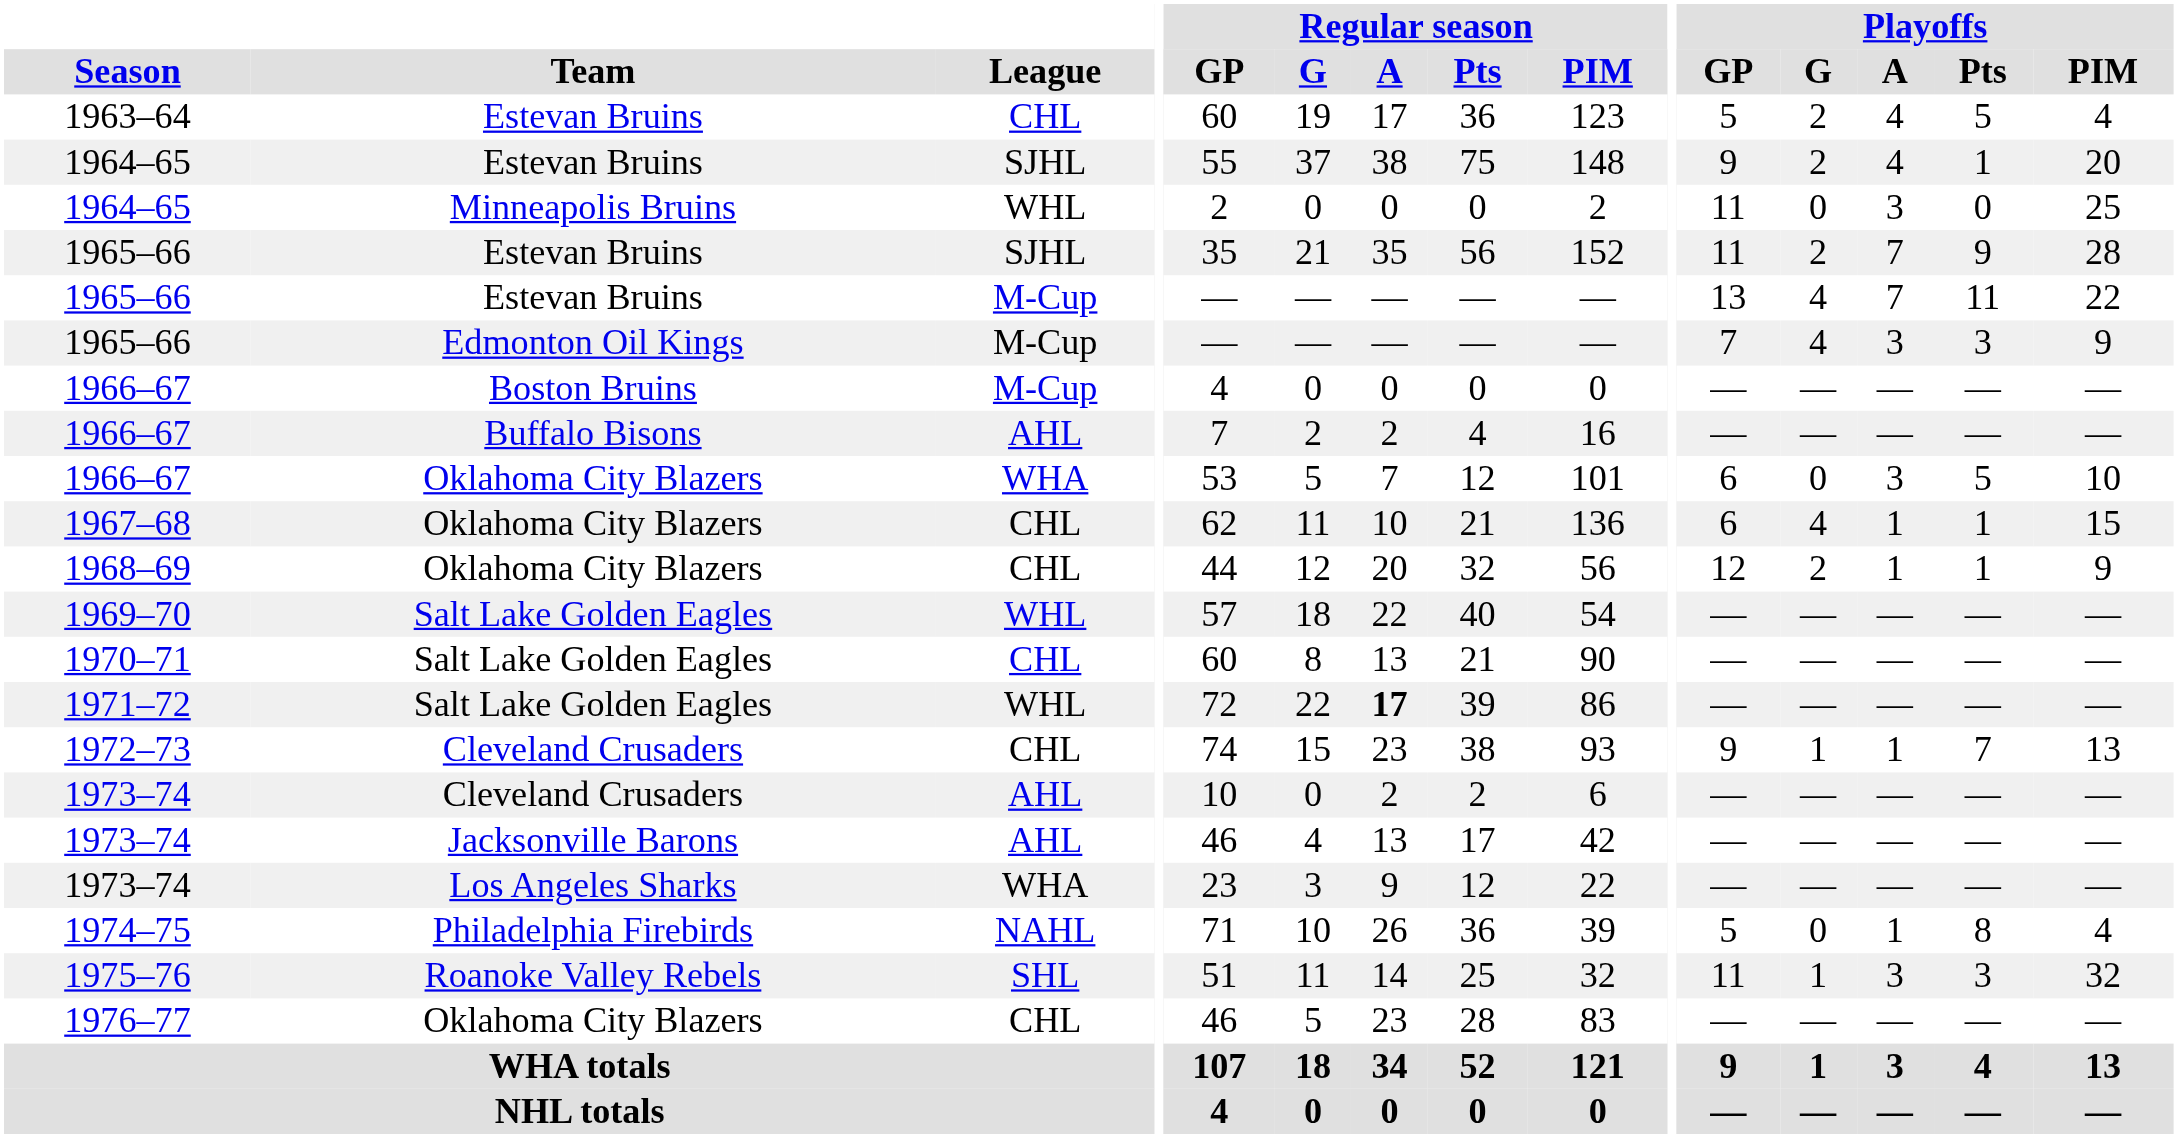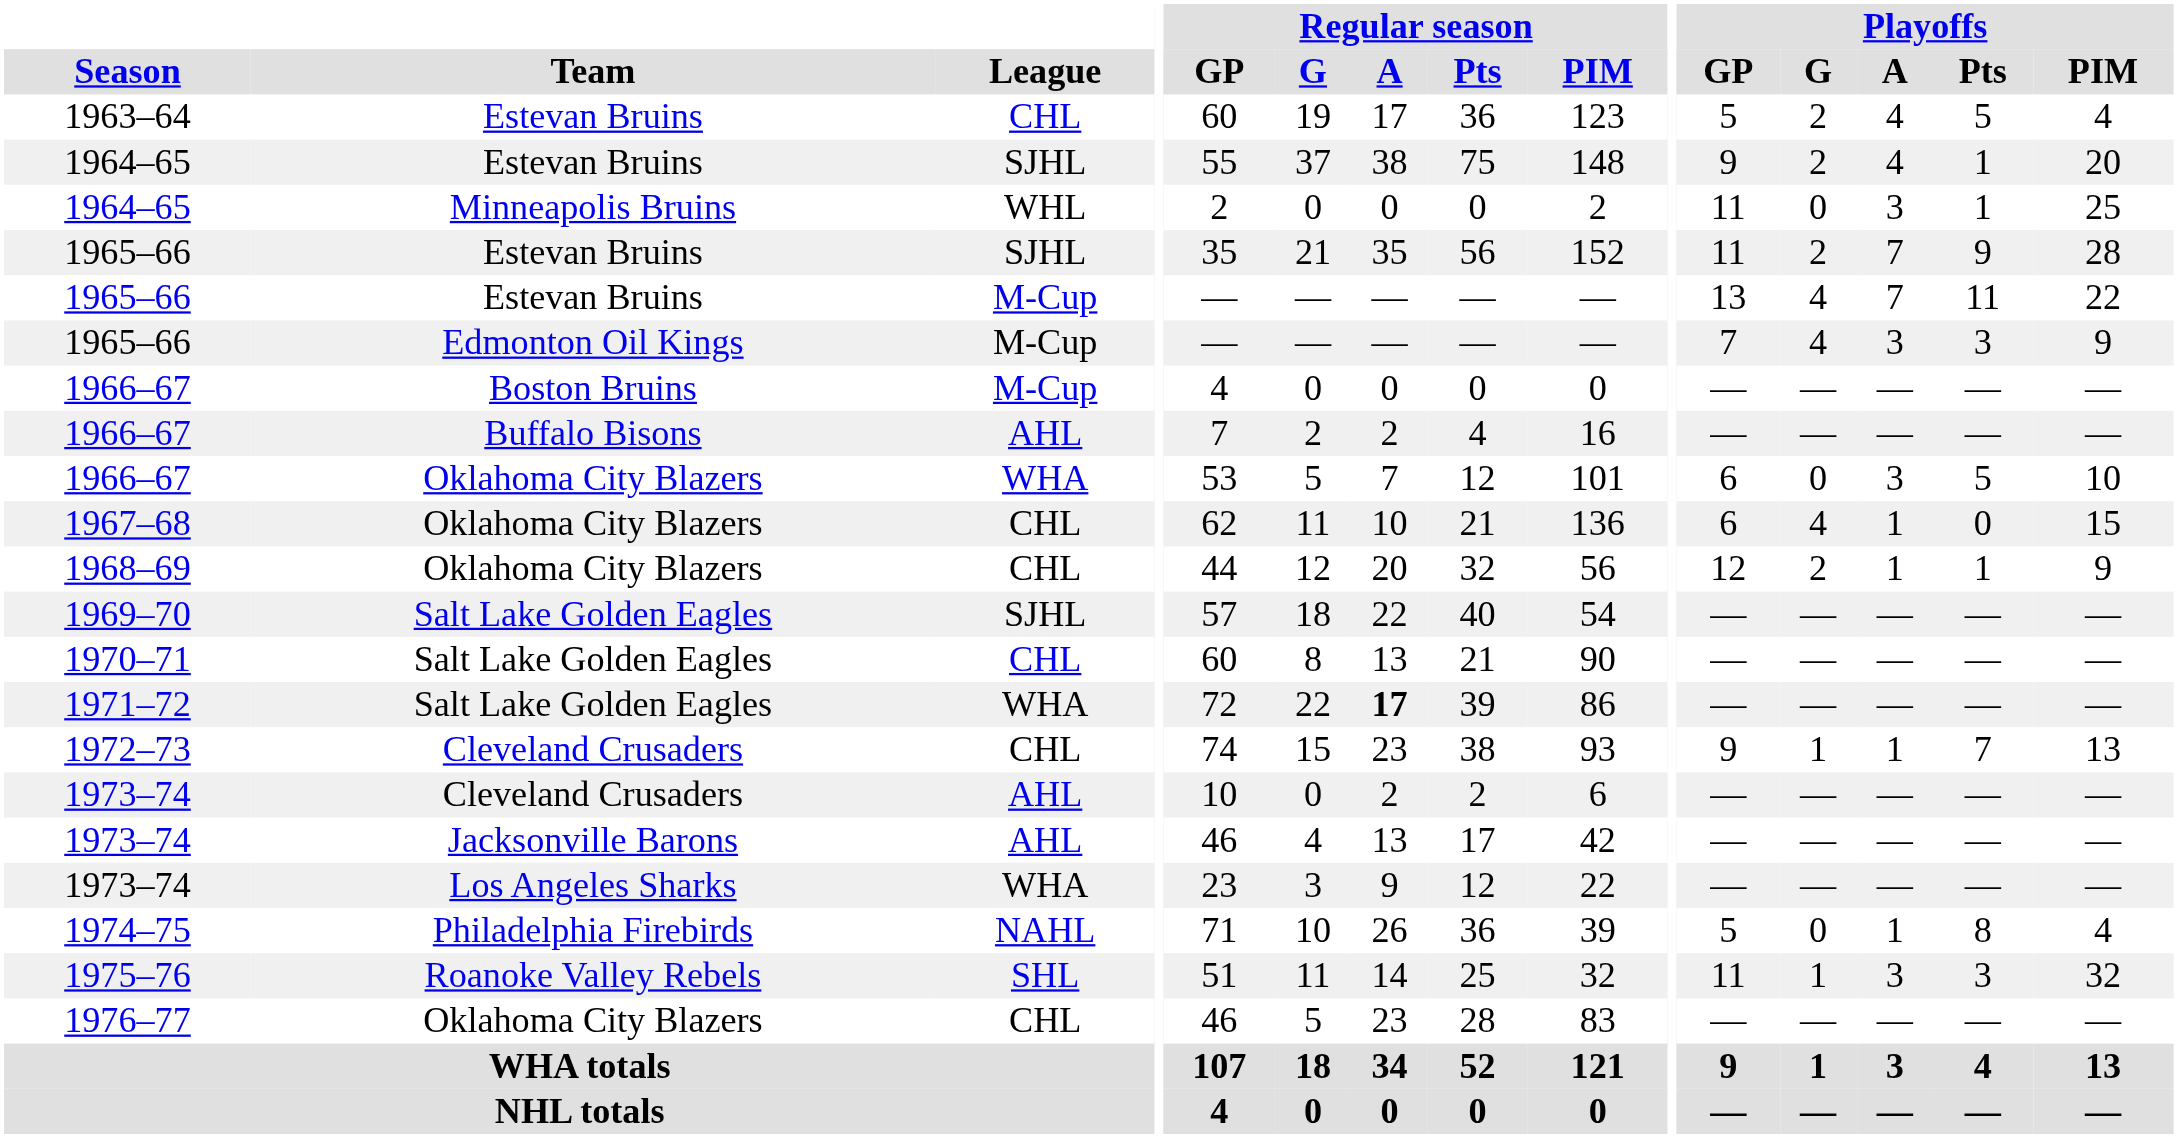(1983, 206) 0 -> (1983, 206) 1
(1983, 523) 1 -> (1983, 523) 0
(1045, 613) WHL -> (1045, 613) SJHL
(1045, 703) WHL -> (1045, 703) WHA
